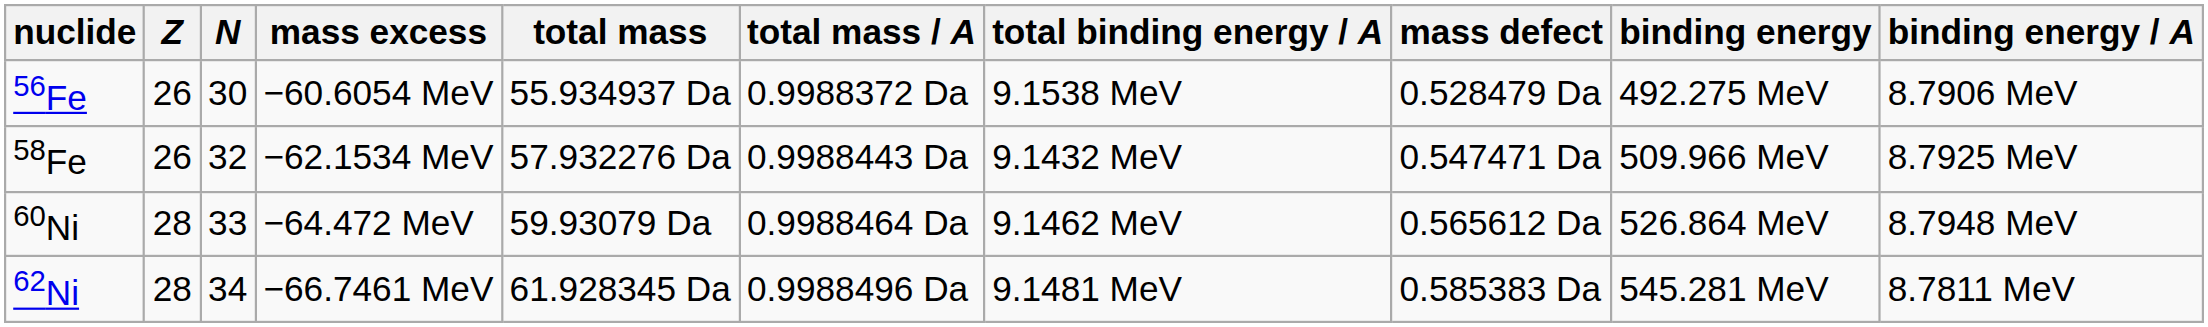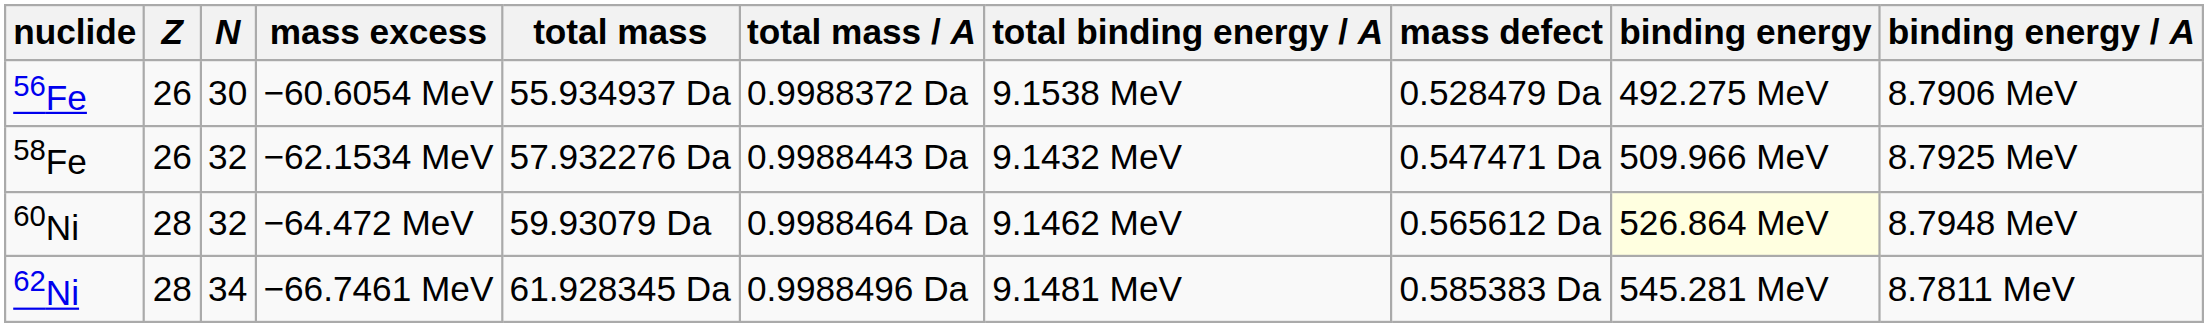(228, 223) 33 -> (228, 223) 32
(1724, 223) no background -> (1724, 223) lightyellow background
